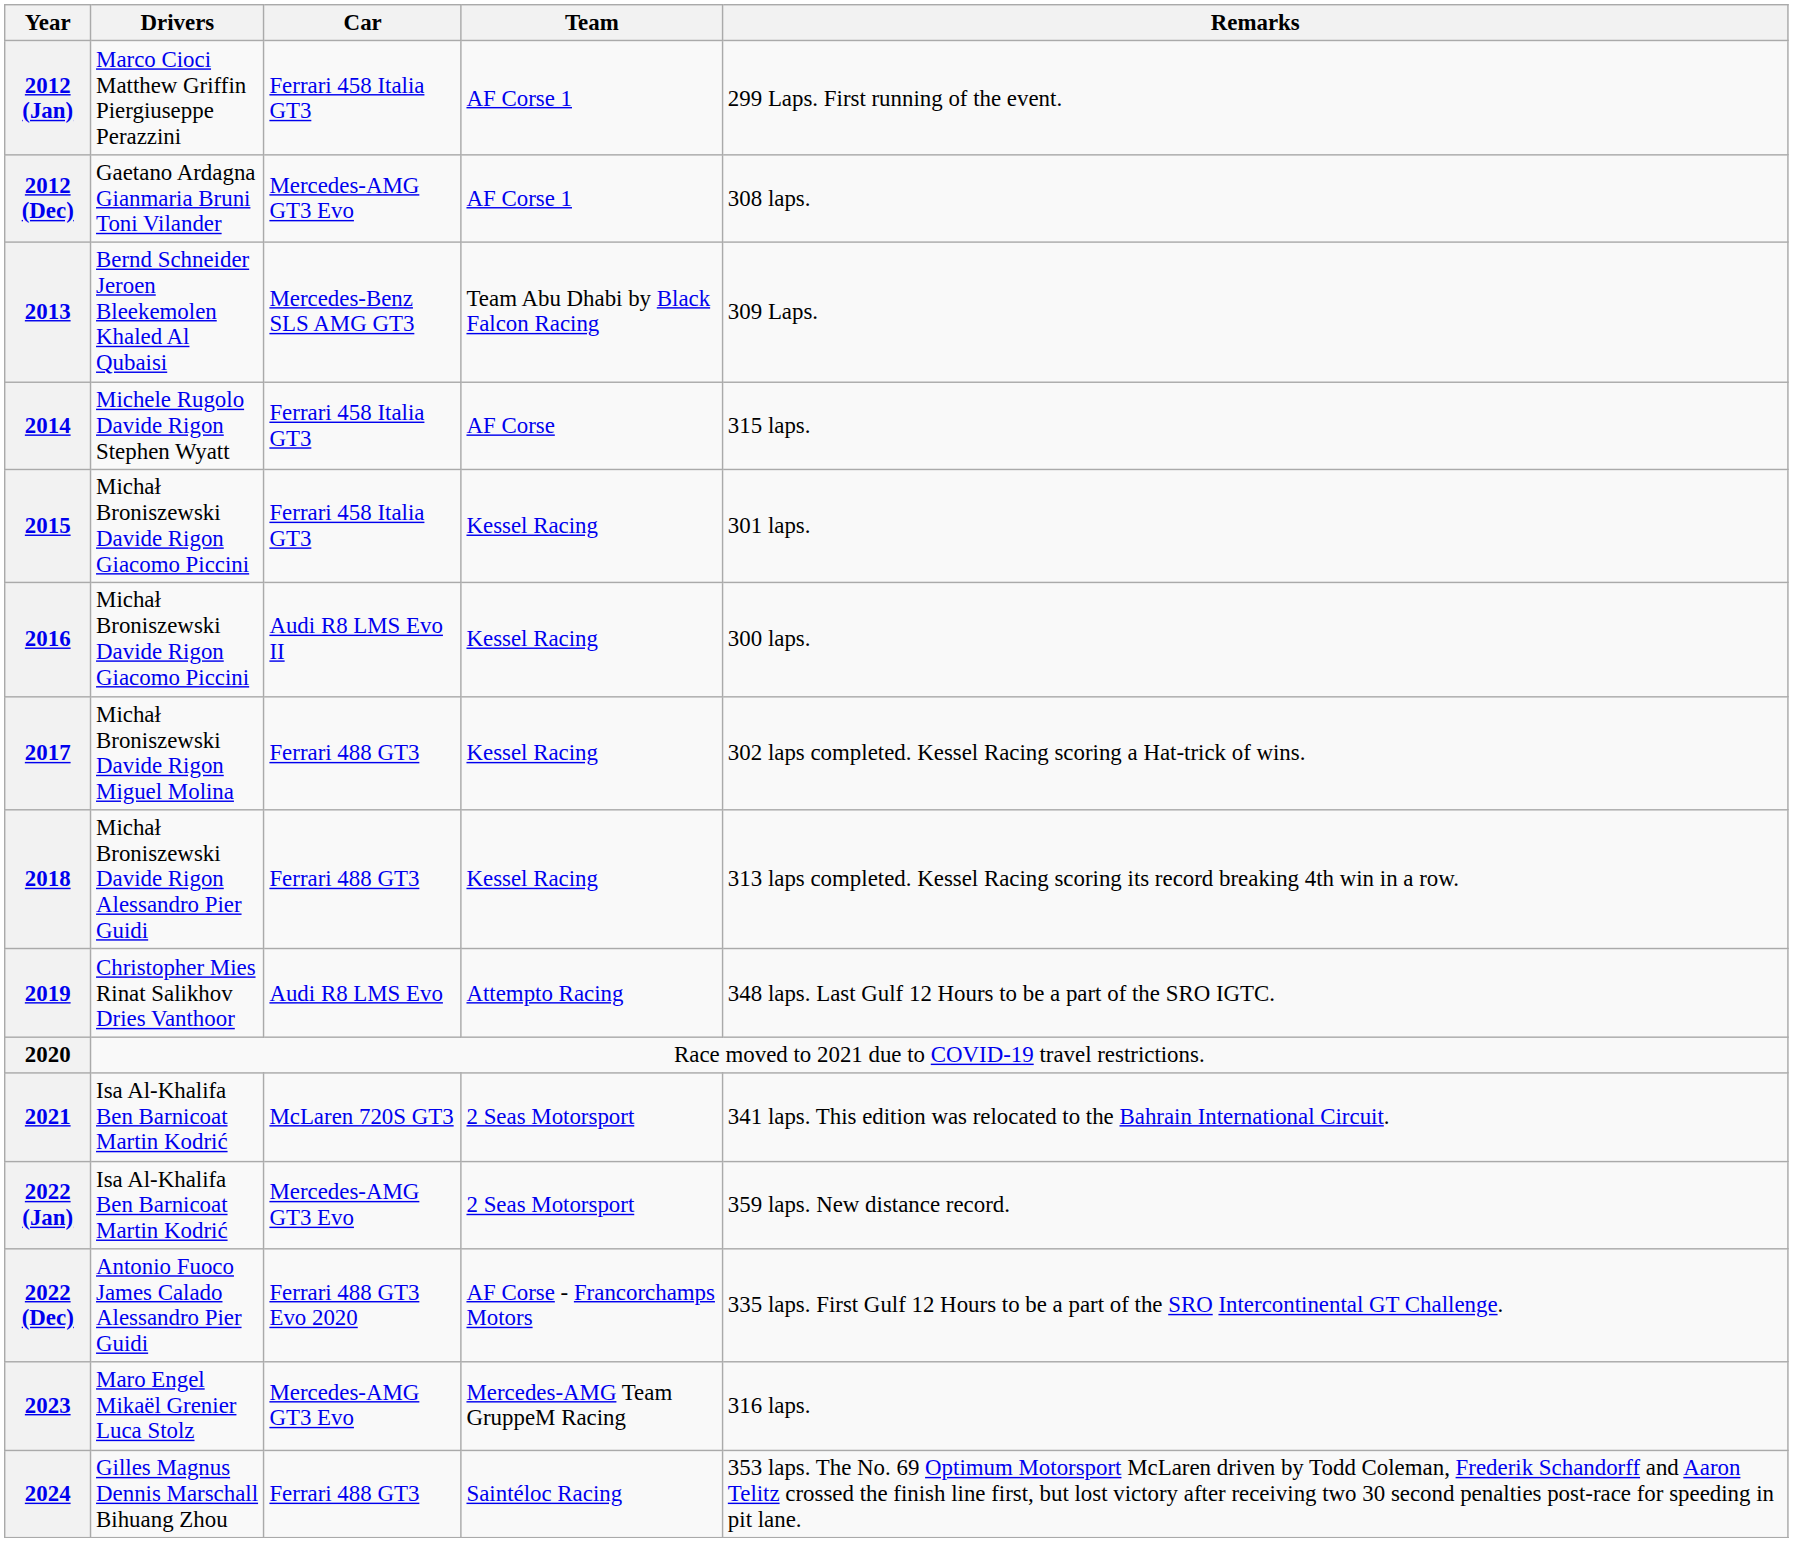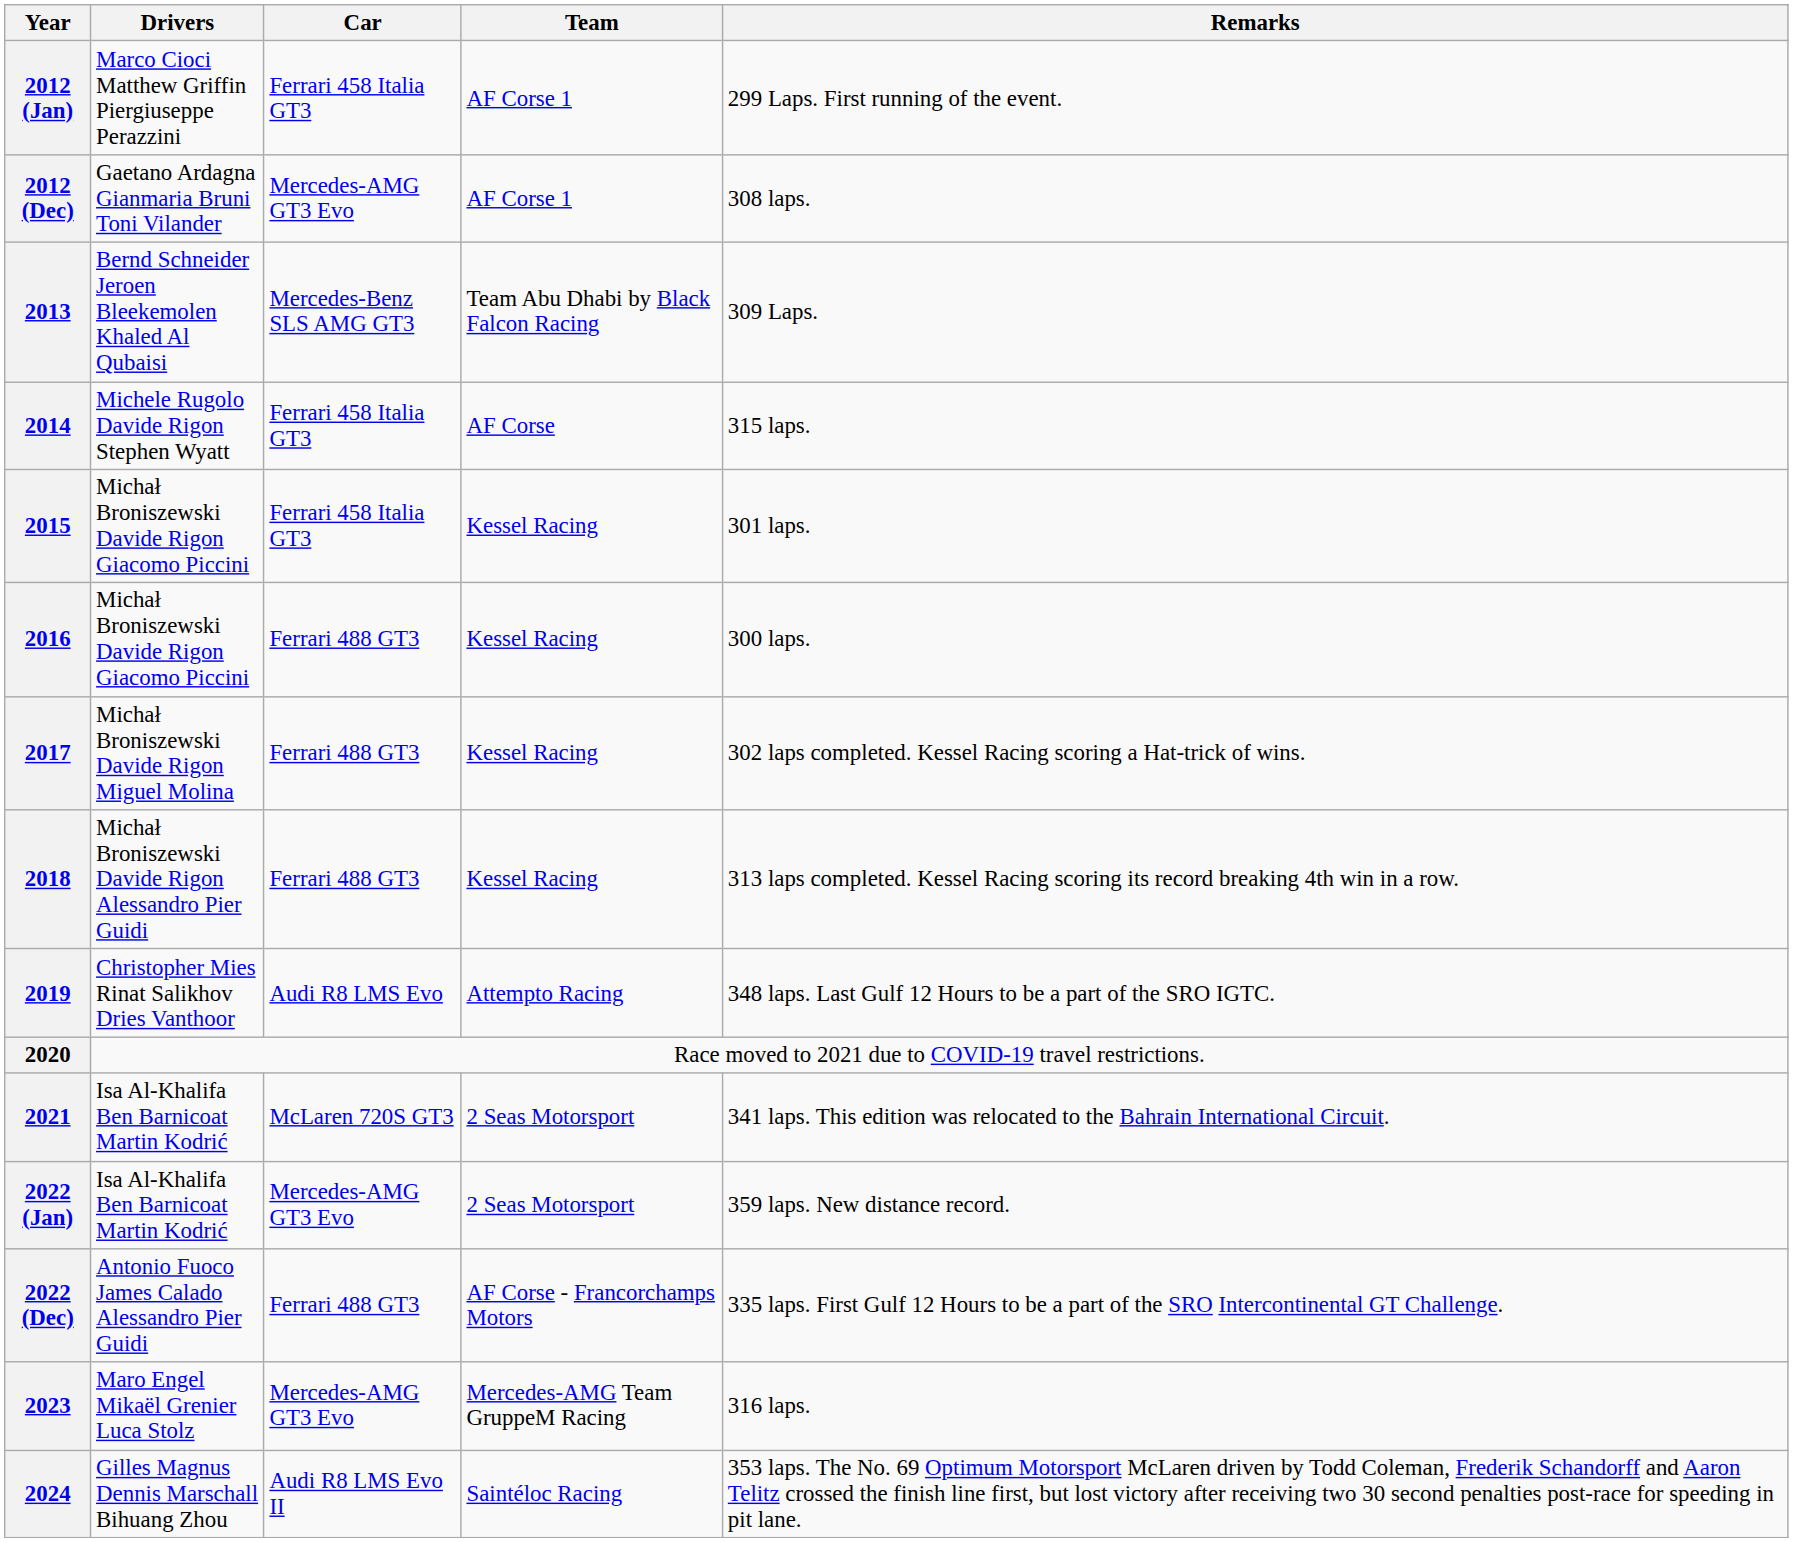(356, 639) Audi R8 LMS Evo II -> (344, 639) Ferrari 488 GT3
(344, 1305) Ferrari 488 GT3 Evo 2020 -> (344, 1305) Ferrari 488 GT3
(344, 1493) Ferrari 488 GT3 -> (356, 1493) Audi R8 LMS Evo II
